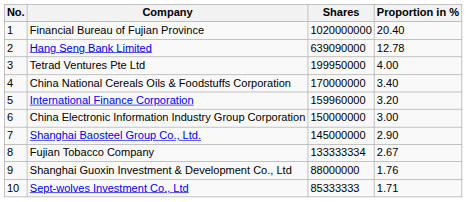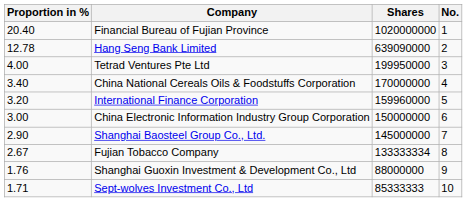columns swapped: (16, 13) <-> (418, 13)
